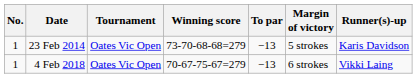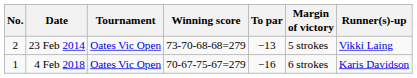(15, 45) 1 -> (15, 45) 2
(374, 45) Karis Davidson -> (366, 45) Vikki Laing
(267, 64) −13 -> (267, 64) −16
(366, 64) Vikki Laing -> (374, 64) Karis Davidson
